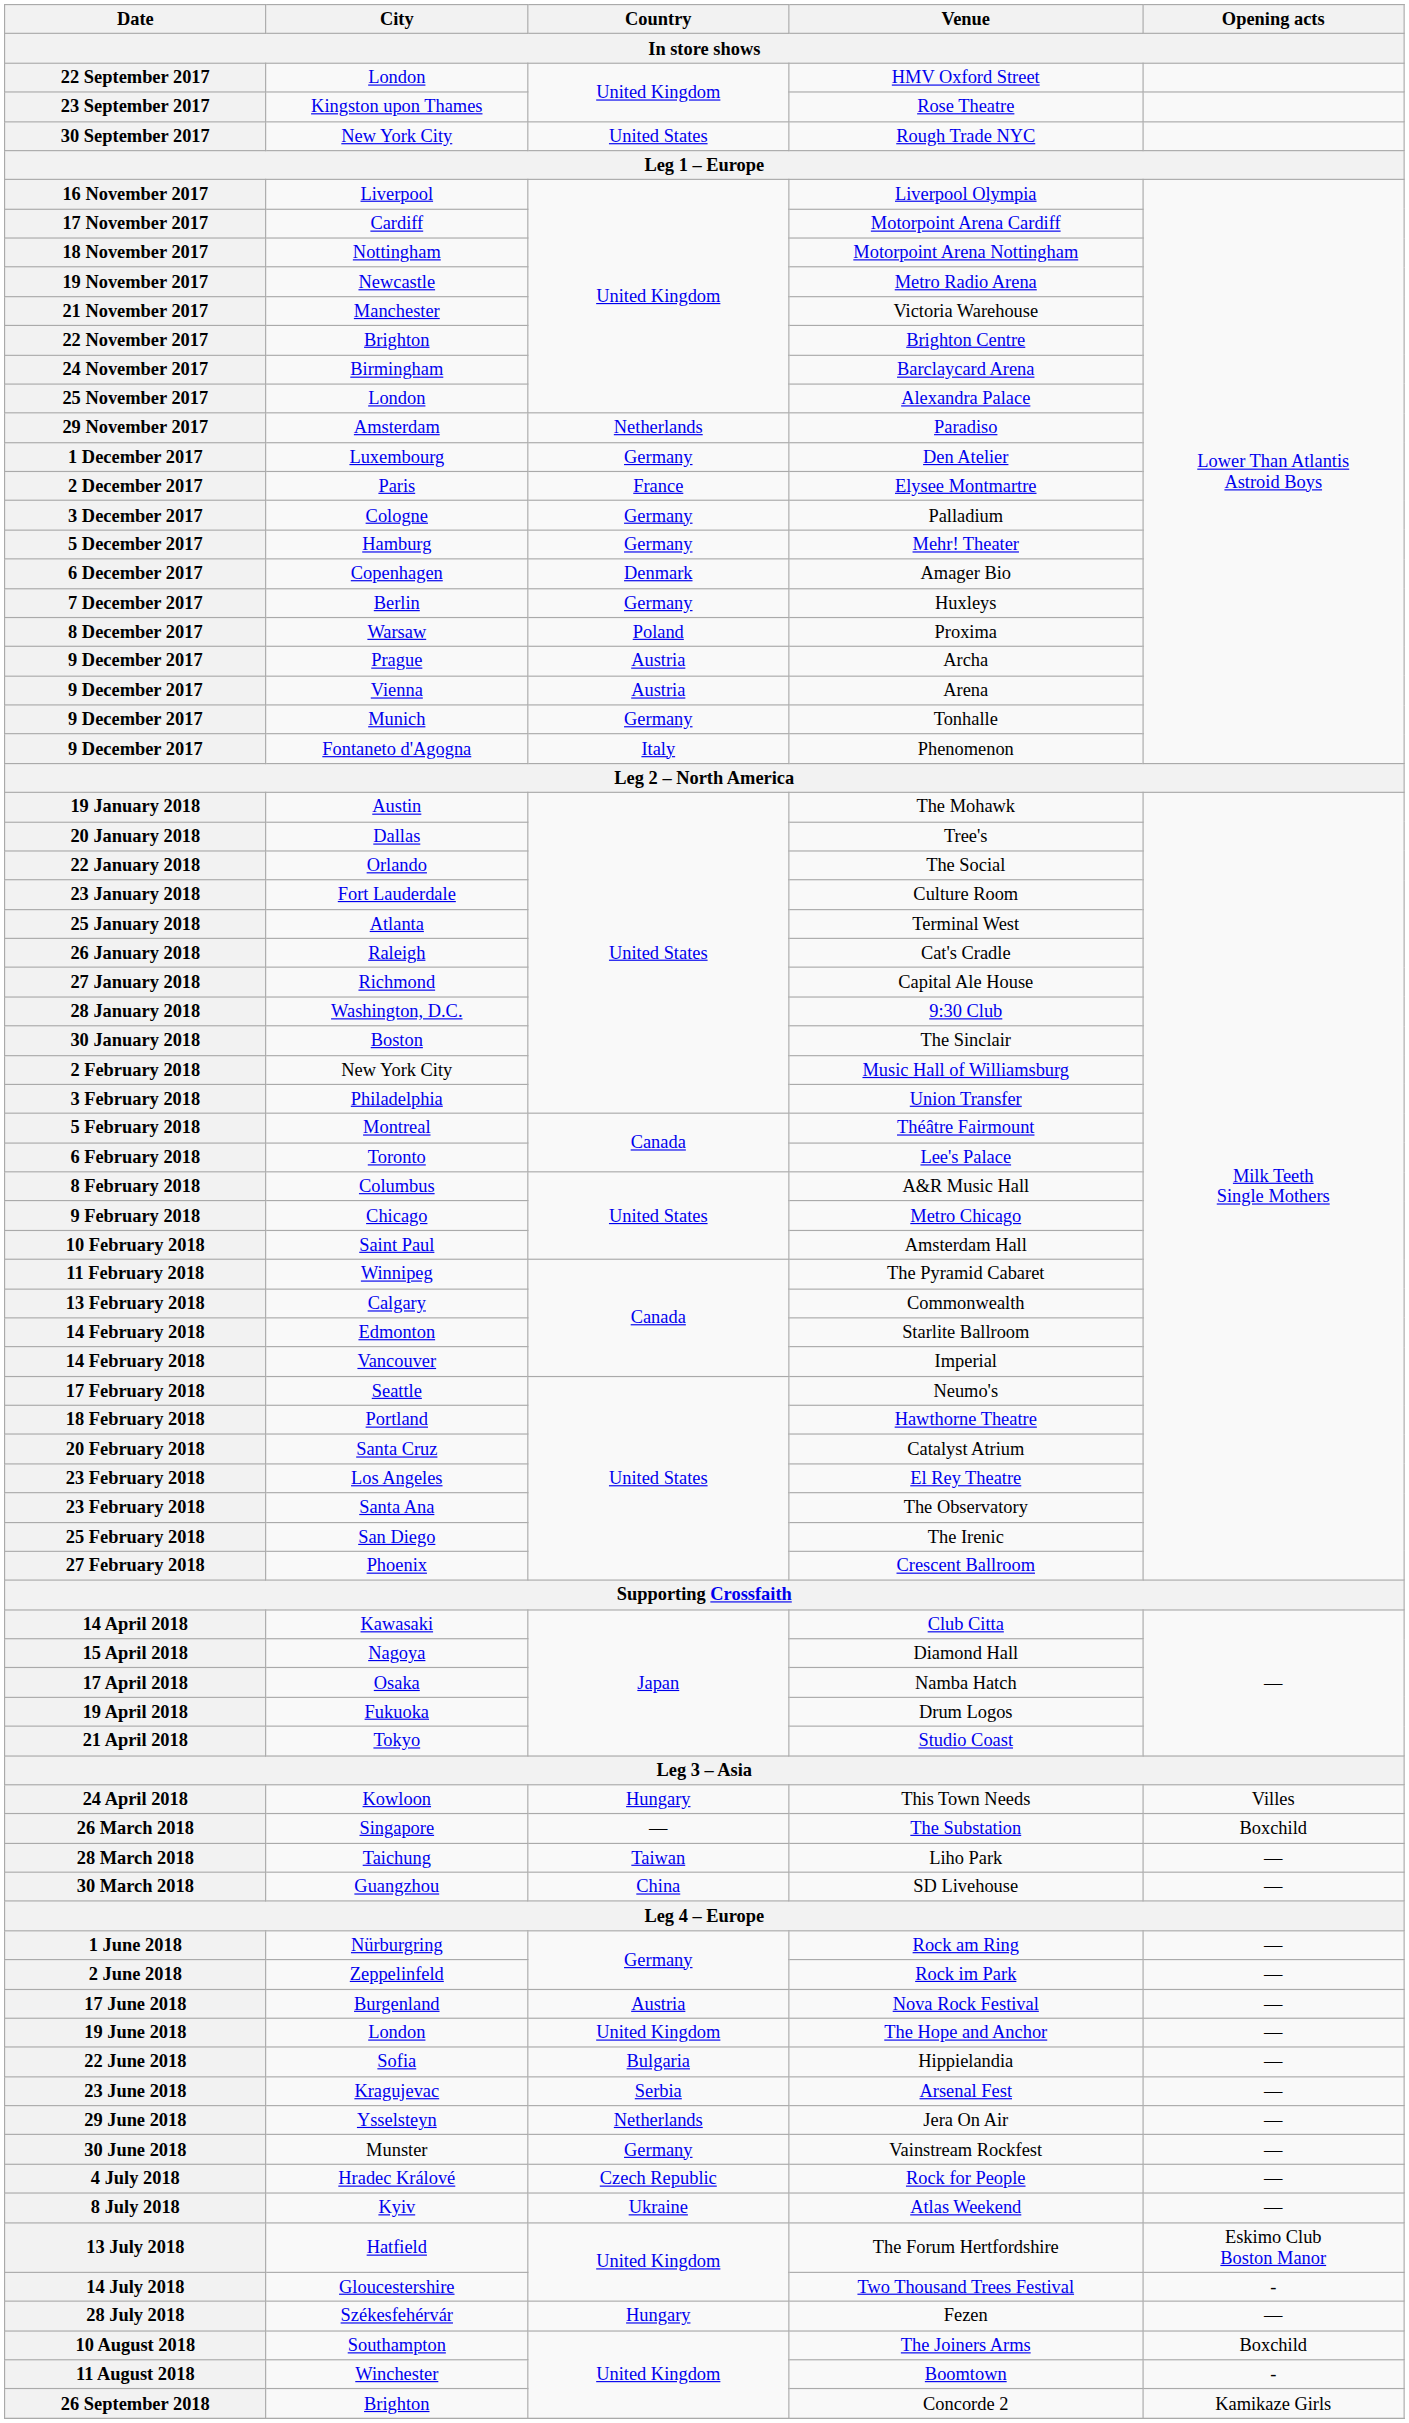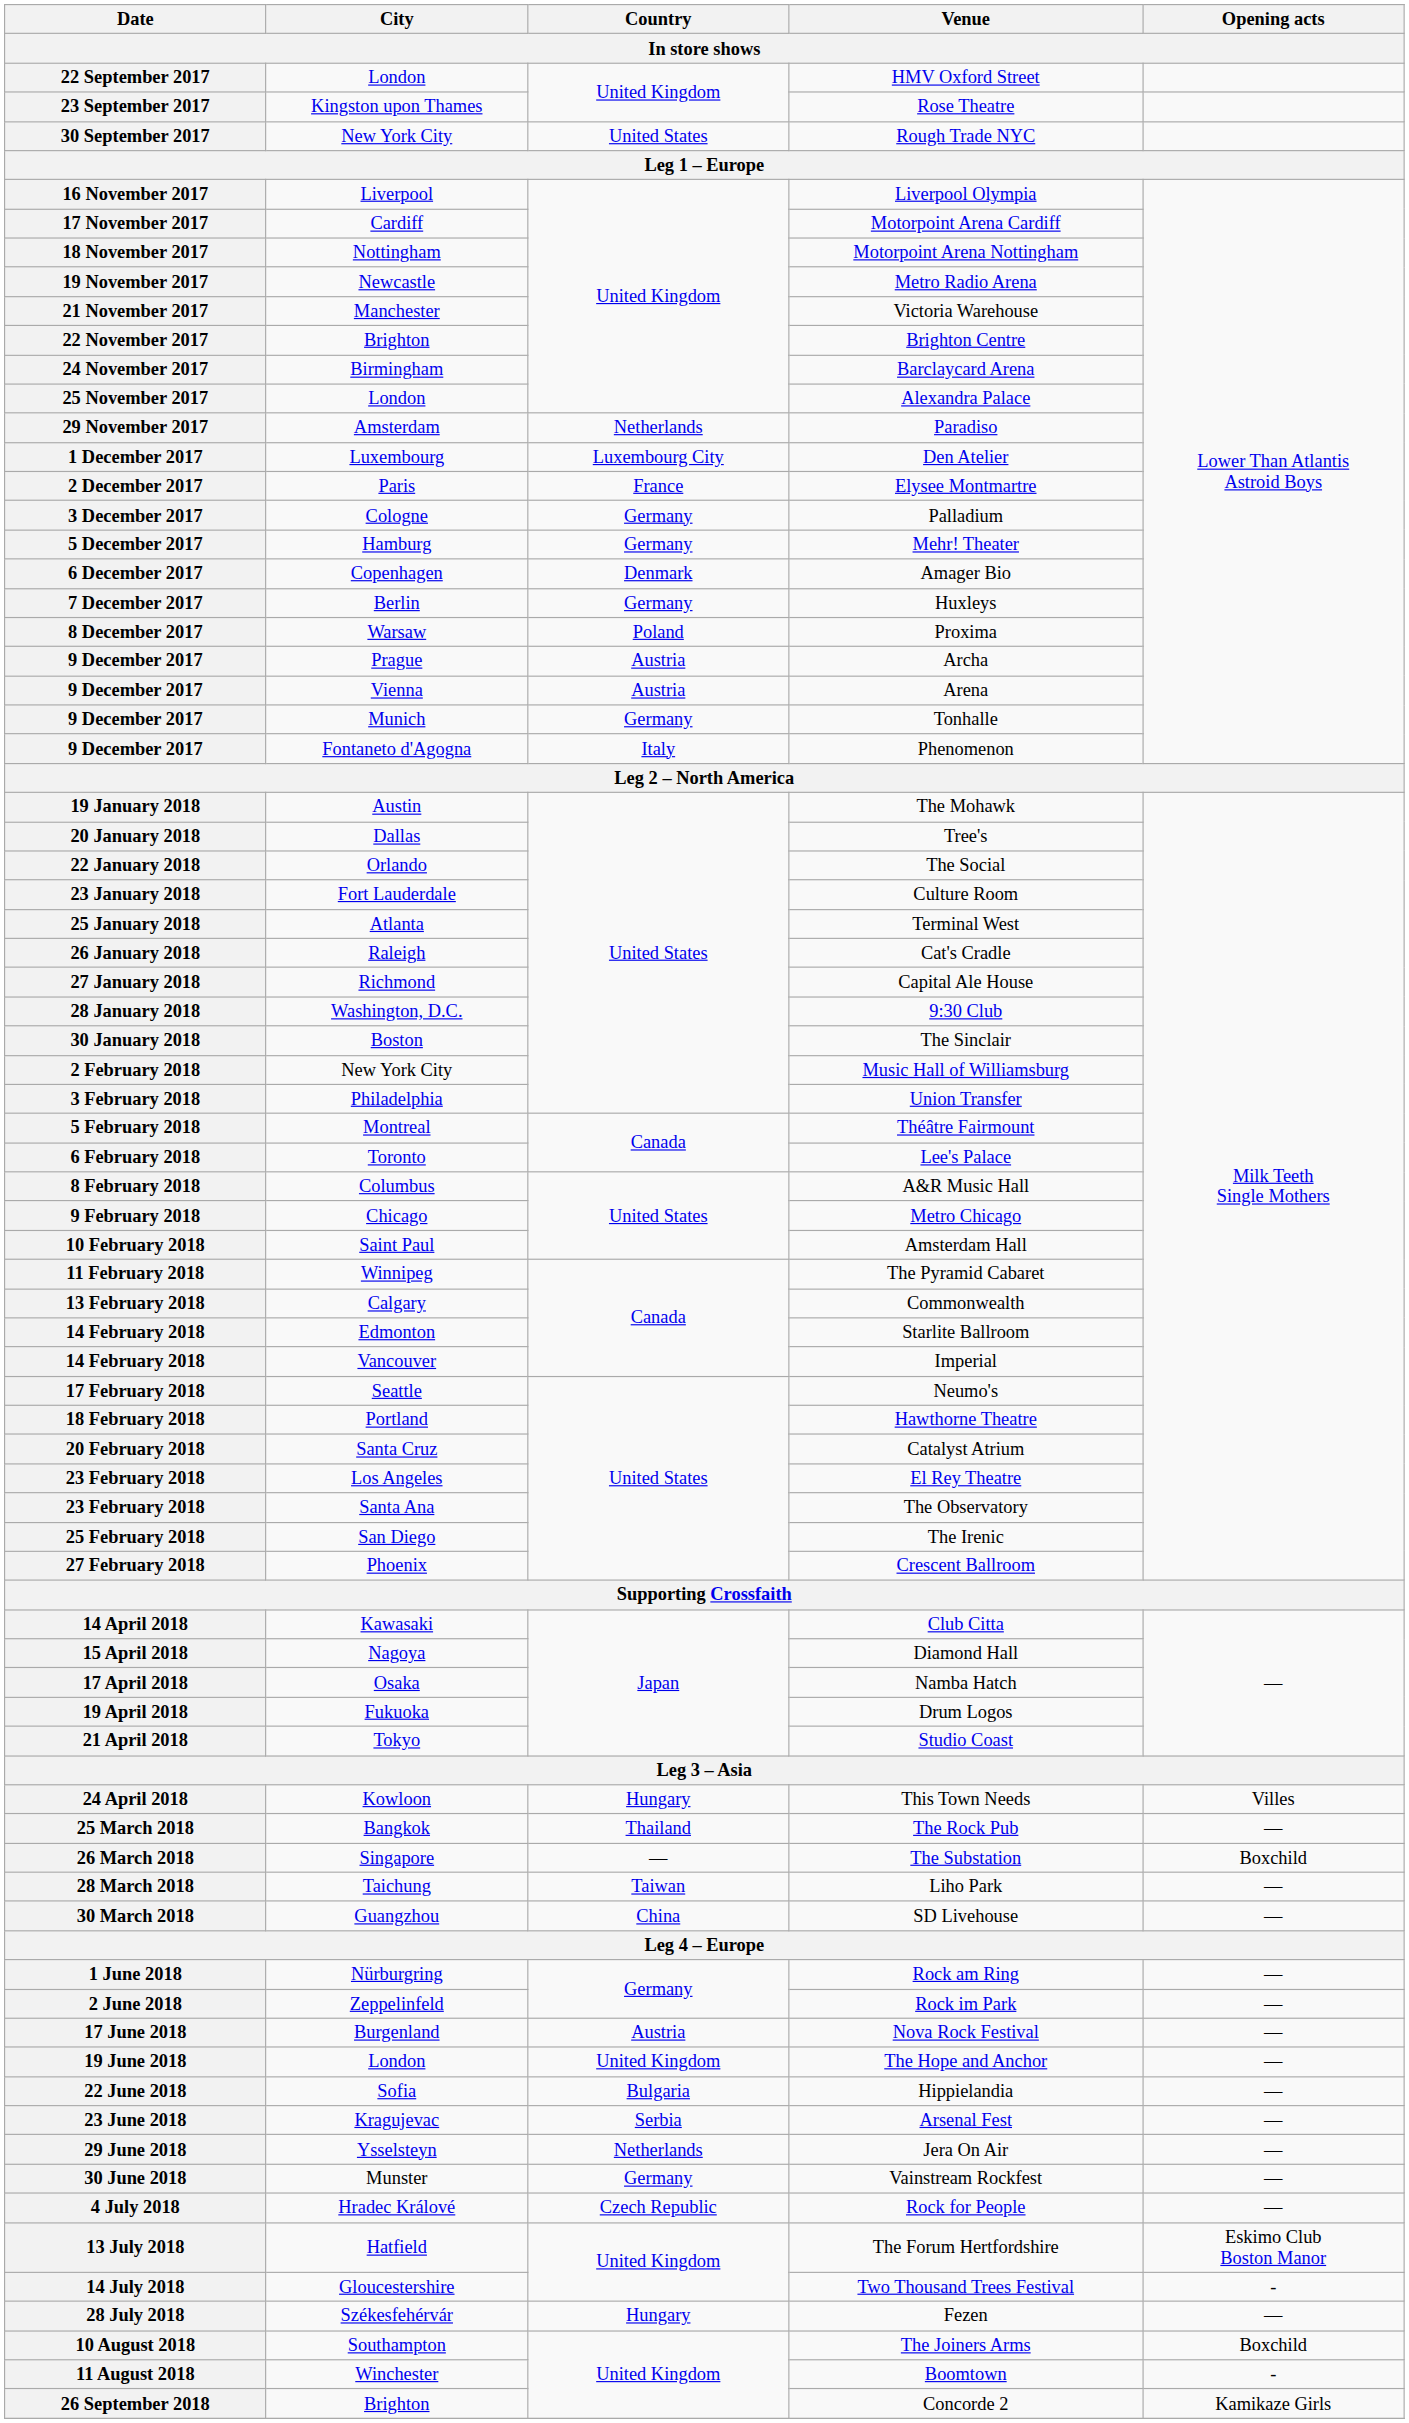(658, 456) Germany -> (658, 456) Luxembourg City
+ row: (135, 1828)
- row: (135, 2207)
